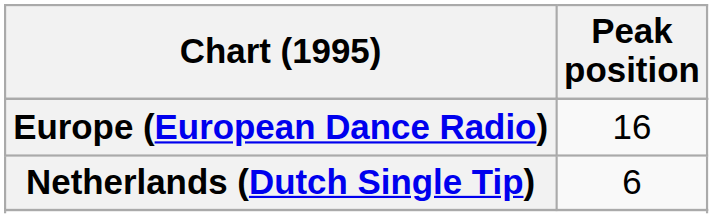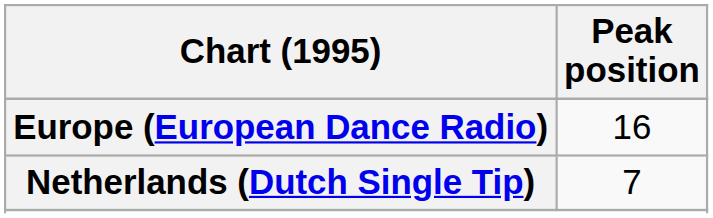(632, 182) 6 -> (632, 182) 7
